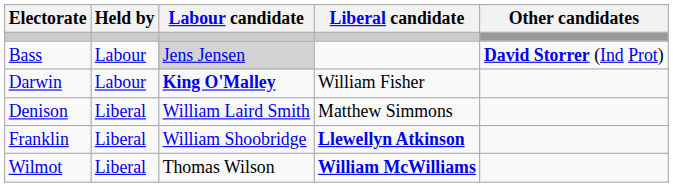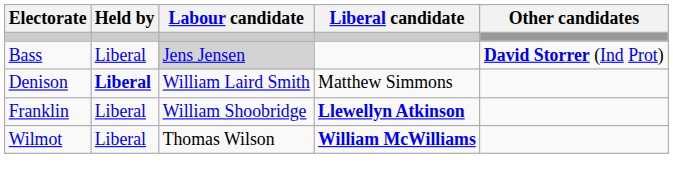(120, 54) Labour -> (120, 54) Liberal
- row: (35, 83)
(120, 111) normal -> (123, 83) bold
